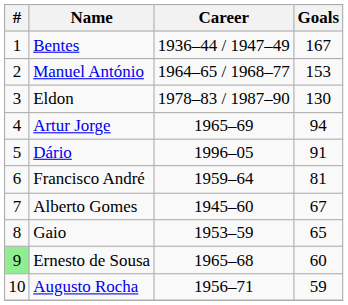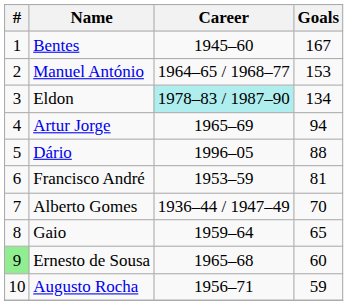(224, 44) 1936–44 / 1947–49 -> (224, 44) 1945–60
(224, 98) no background -> (224, 98) paleturquoise background
(318, 98) 130 -> (318, 98) 134
(318, 152) 91 -> (318, 152) 88
(224, 179) 1959–64 -> (224, 179) 1953–59
(224, 206) 1945–60 -> (224, 206) 1936–44 / 1947–49
(318, 206) 67 -> (318, 206) 70
(224, 233) 1953–59 -> (224, 233) 1959–64
